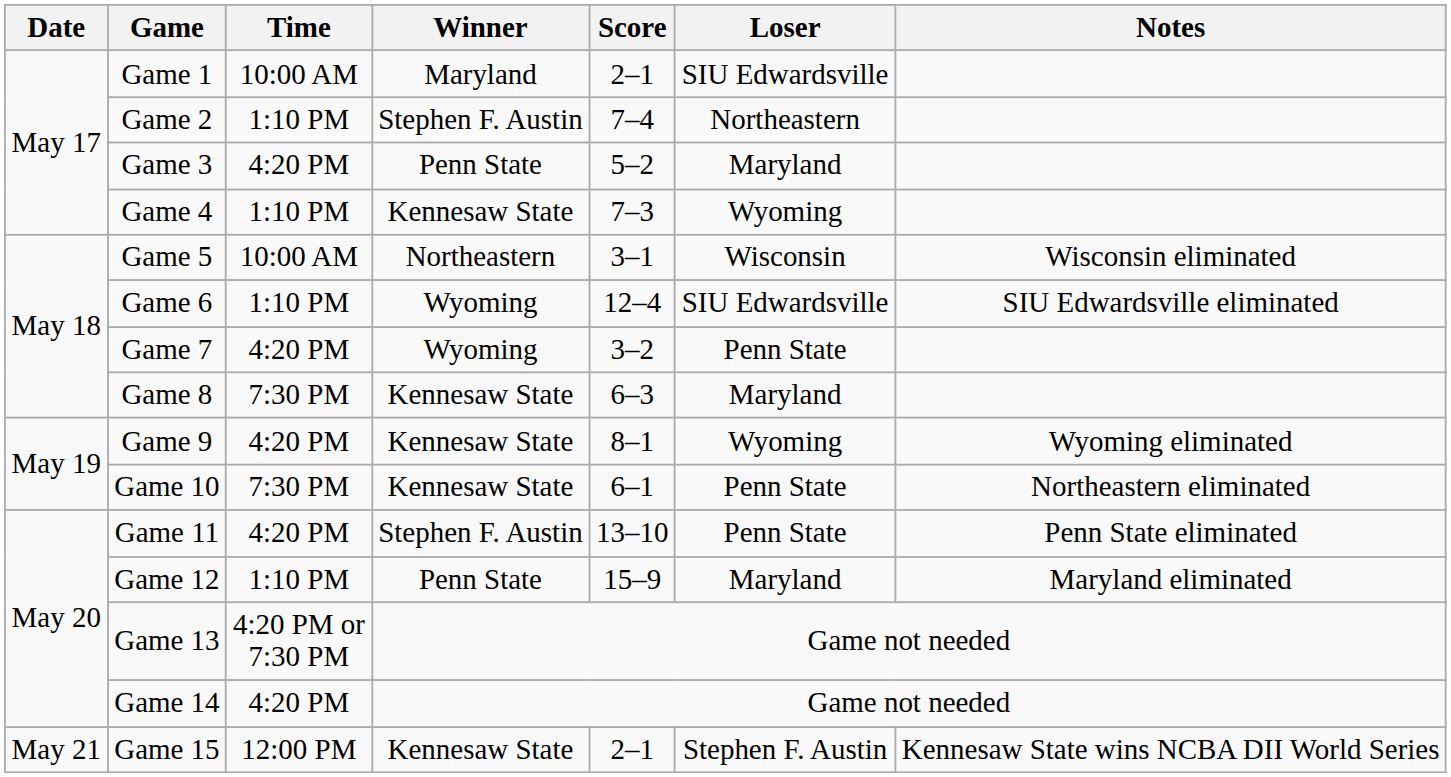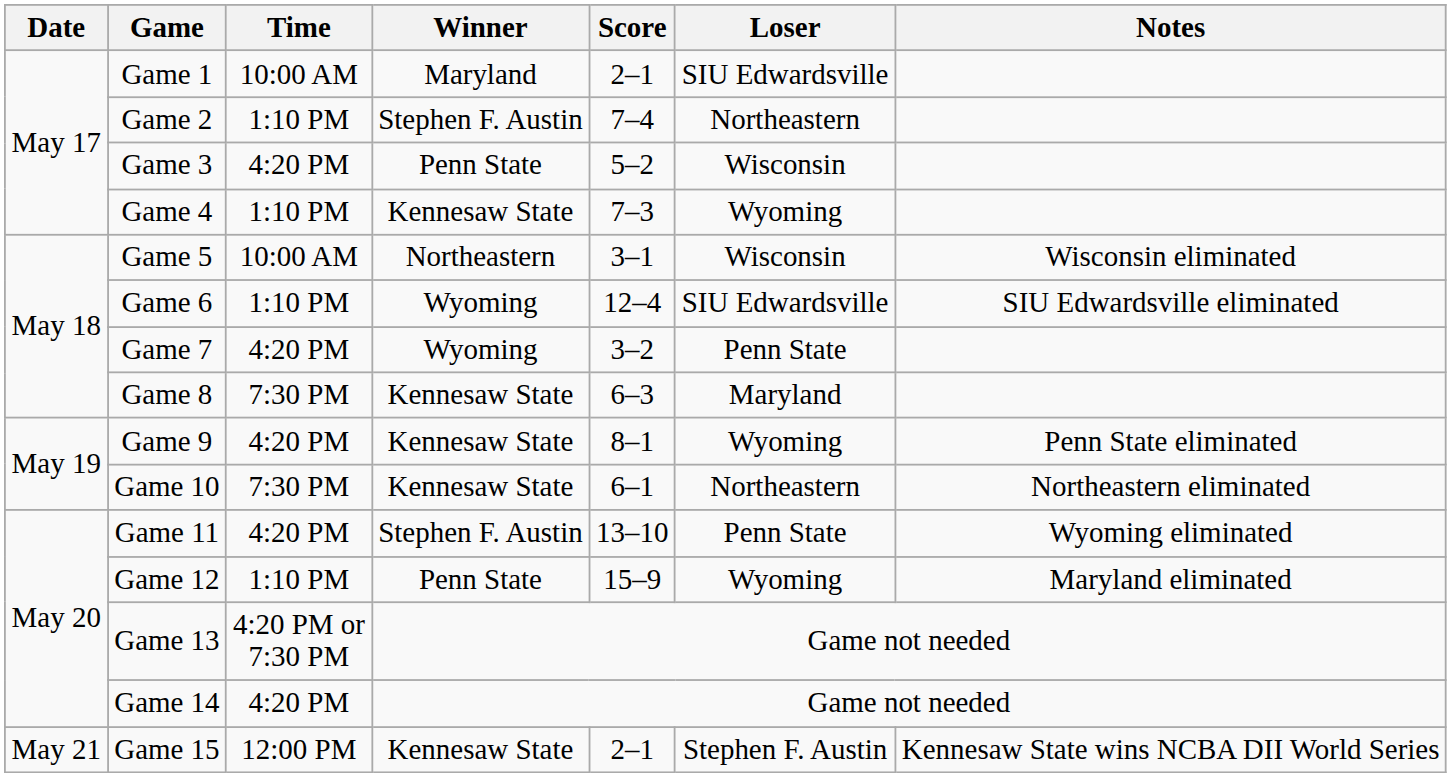(785, 165) Maryland -> (785, 165) Wisconsin
(1171, 440) Wyoming eliminated -> (1171, 440) Penn State eliminated
(785, 486) Penn State -> (785, 486) Northeastern
(1171, 532) Penn State eliminated -> (1171, 532) Wyoming eliminated
(785, 578) Maryland -> (785, 578) Wyoming
